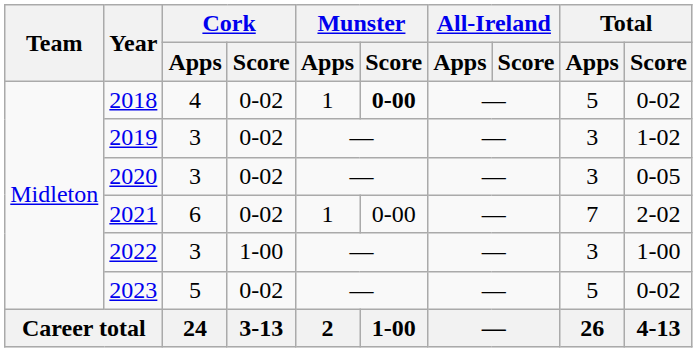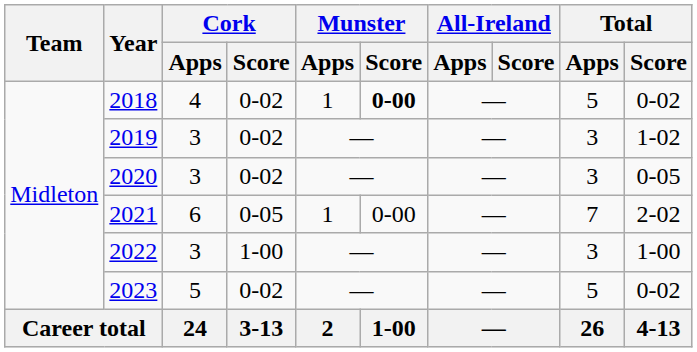(261, 213) 0-02 -> (261, 213) 0-05
